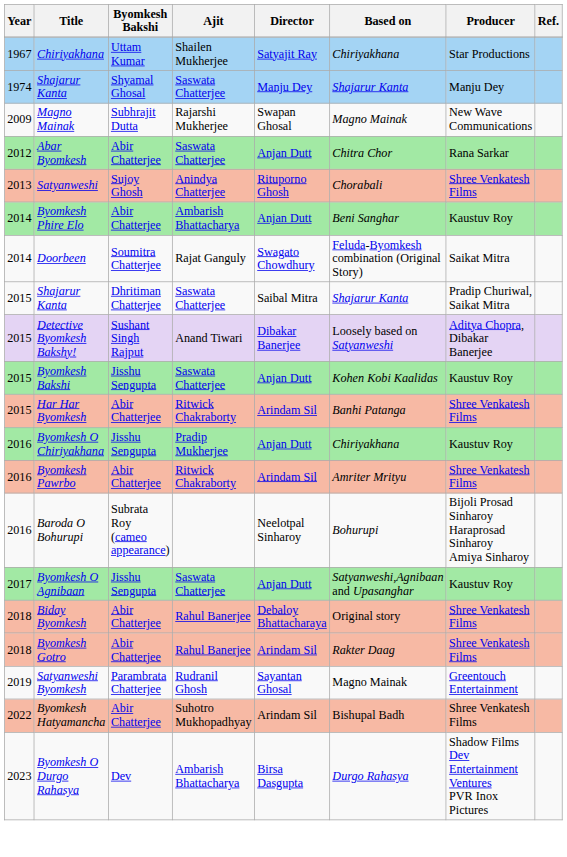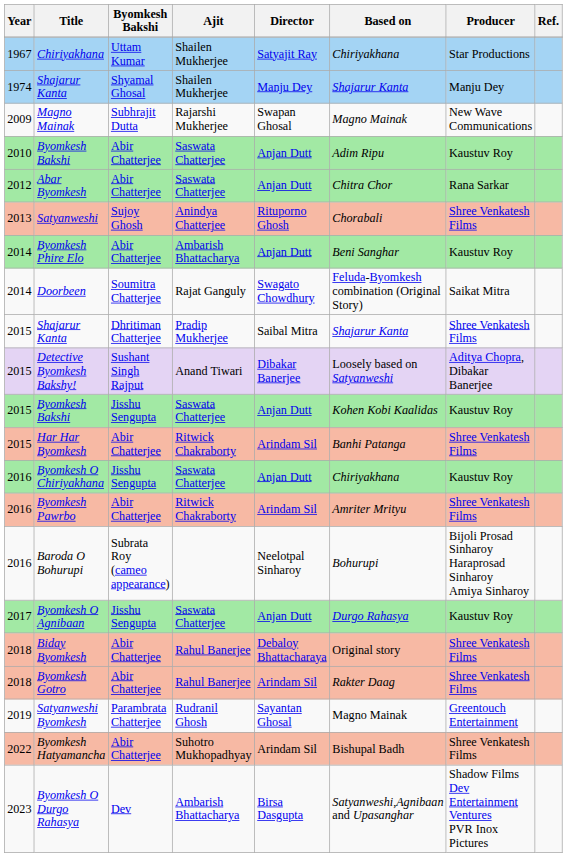(200, 86) Saswata Chatterjee -> (202, 86) Shailen Mukherjee
+ row: (19, 152)
(200, 298) Saswata Chatterjee -> (202, 331) Pradip Mukherjee
(491, 298) Pradip Churiwal, Saikat Mitra -> (489, 331) Shree Venkatesh Films
(202, 443) Pradip Mukherjee -> (200, 476) Saswata Chatterjee
(388, 583) Satyanweshi,Agnibaan and Upasanghar -> (370, 616) Durgo Rahasya
(370, 776) Durgo Rahasya -> (388, 809) Satyanweshi,Agnibaan and Upasanghar
